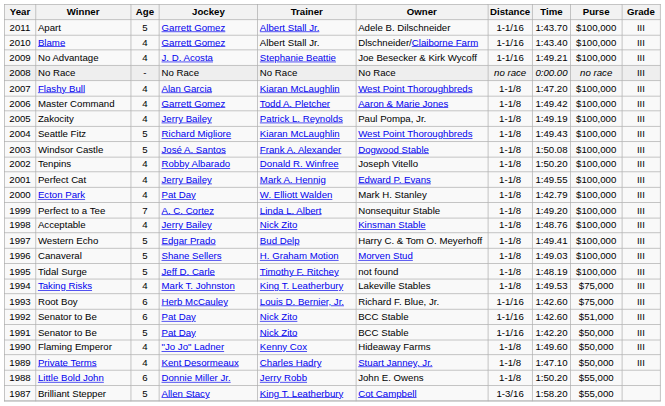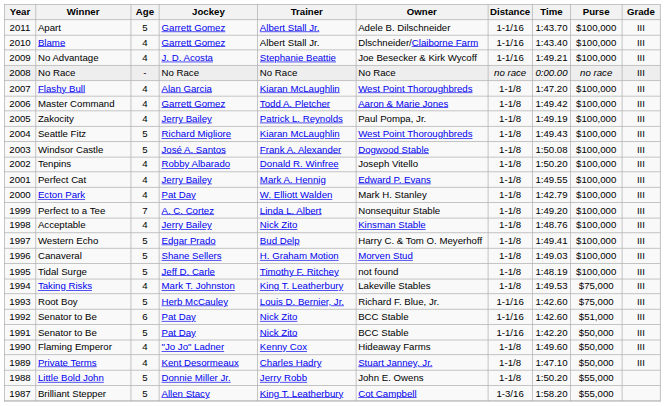(145, 302) 6 -> (145, 302) 5
(145, 378) 6 -> (145, 378) 5
